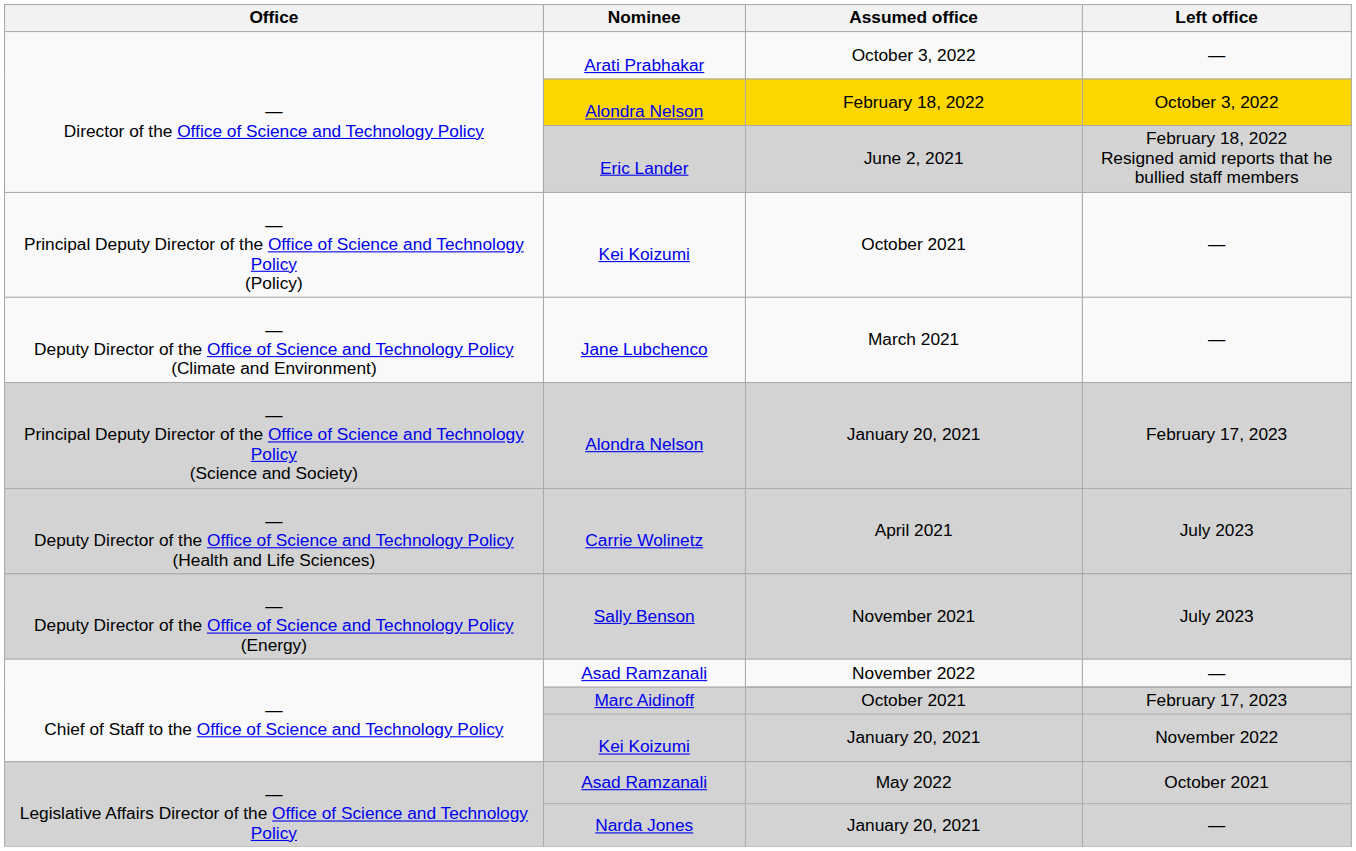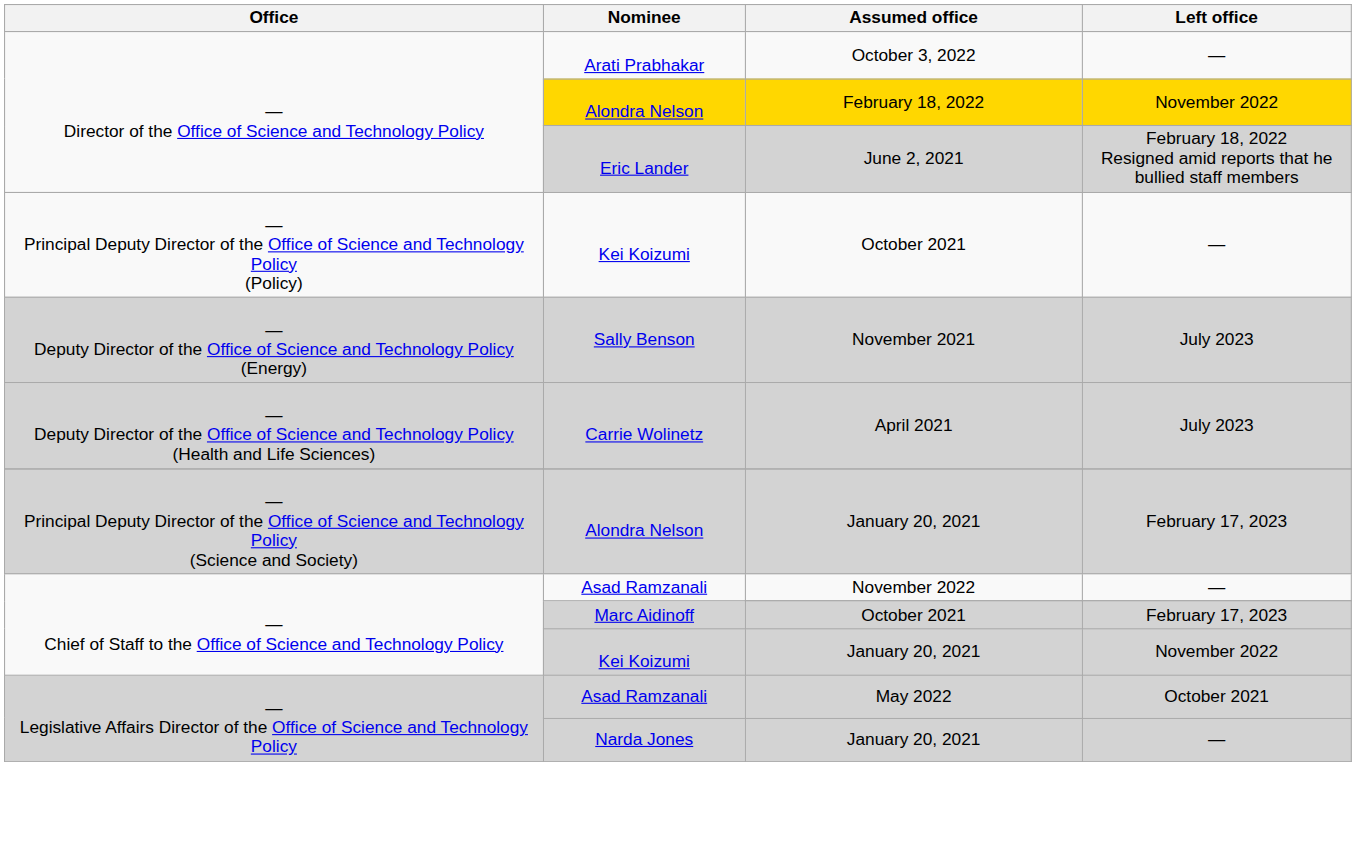(1217, 102) October 3, 2022 -> (1217, 102) November 2022
- row: (644, 349)
rows swapped: (644, 616) <-> (644, 445)
